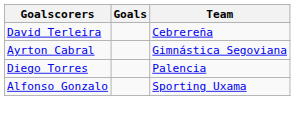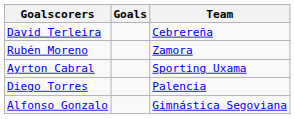+ row: (47, 50)
(220, 50) Gimnástica Segoviana -> (199, 68) Sporting Uxama
(199, 86) Sporting Uxama -> (220, 105) Gimnástica Segoviana
